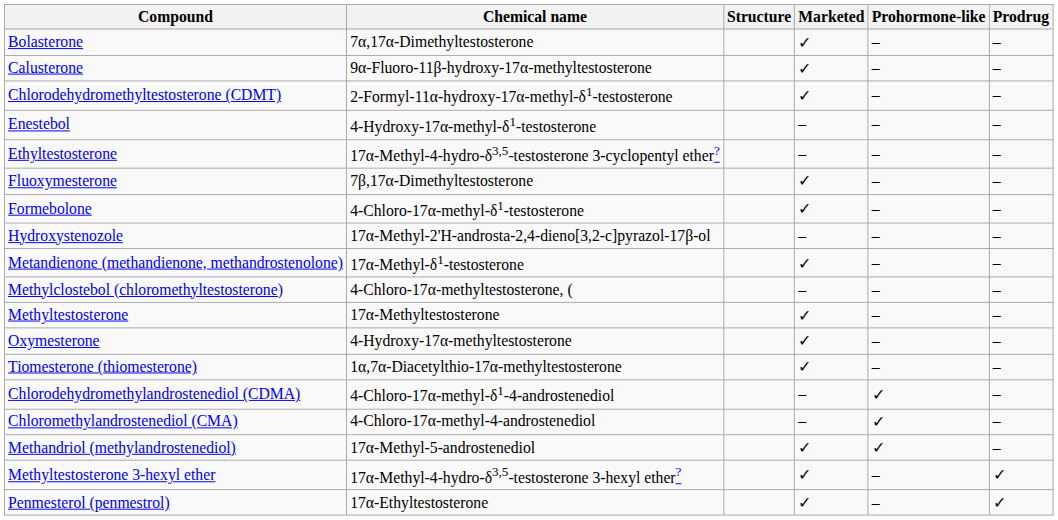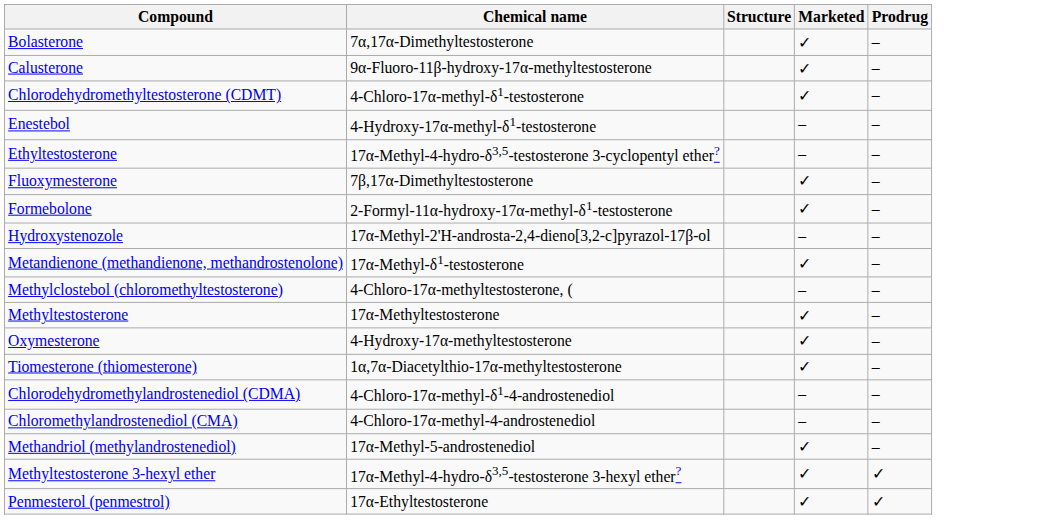- column: (929, 16)
(511, 95) 2-Formyl-11α-hydroxy-17α-methyl-δ1-testosterone -> (467, 95) 4-Chloro-17α-methyl-δ1-testosterone
(467, 208) 4-Chloro-17α-methyl-δ1-testosterone -> (511, 208) 2-Formyl-11α-hydroxy-17α-methyl-δ1-testosterone
